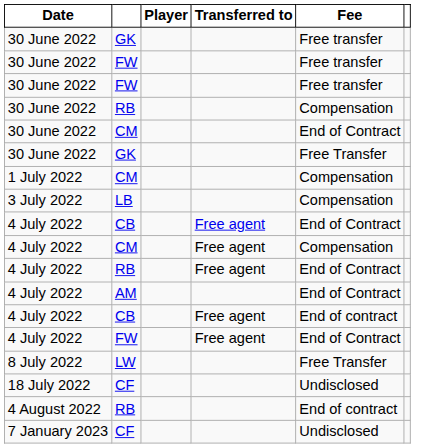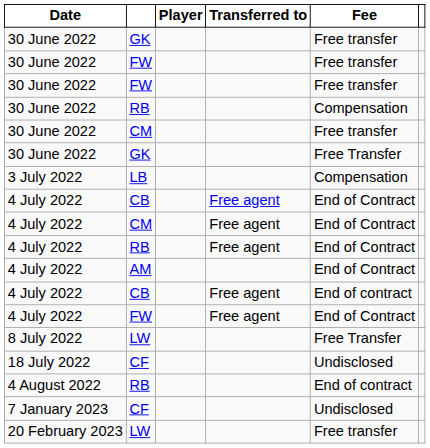(350, 131) End of Contract -> (356, 131) Free transfer
- row: (45, 177)
(346, 246) Compensation -> (364, 223) End of Contract
+ row: (65, 431)
